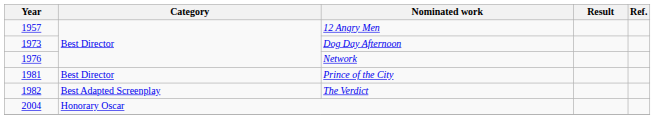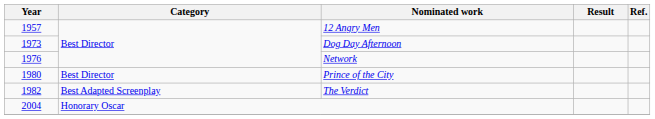(31, 75) 1981 -> (31, 75) 1980
